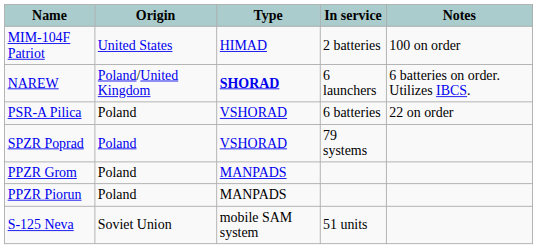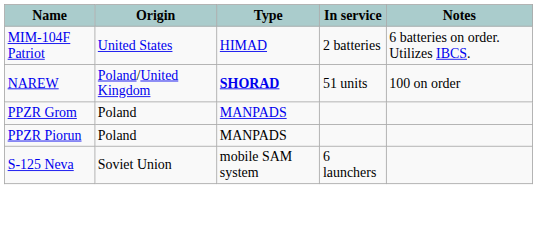(425, 45) 100 on order -> (445, 45) 6 batteries on order. Utilizes IBCS.
(350, 83) 6 launchers -> (345, 83) 51 units
(445, 83) 6 batteries on order. Utilizes IBCS. -> (425, 83) 100 on order
- row: (45, 113)
- row: (46, 142)
(345, 224) 51 units -> (350, 165) 6 launchers
